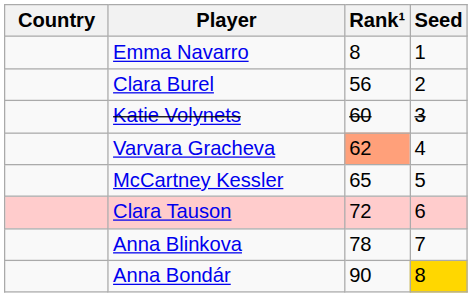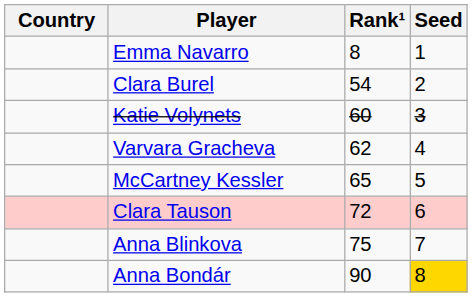(360, 84) 56 -> (360, 84) 54
(360, 148) lightsalmon background -> (360, 148) no background
(360, 244) 78 -> (360, 244) 75
